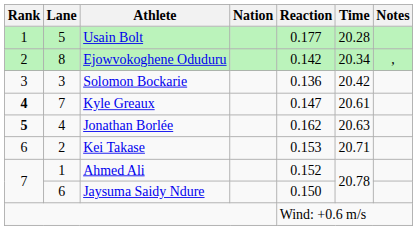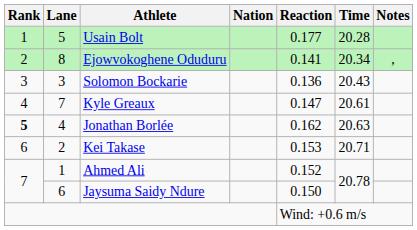(306, 59) 0.142 -> (306, 59) 0.141
(354, 81) 20.42 -> (354, 81) 20.43
(24, 103) bold -> (24, 103) normal
